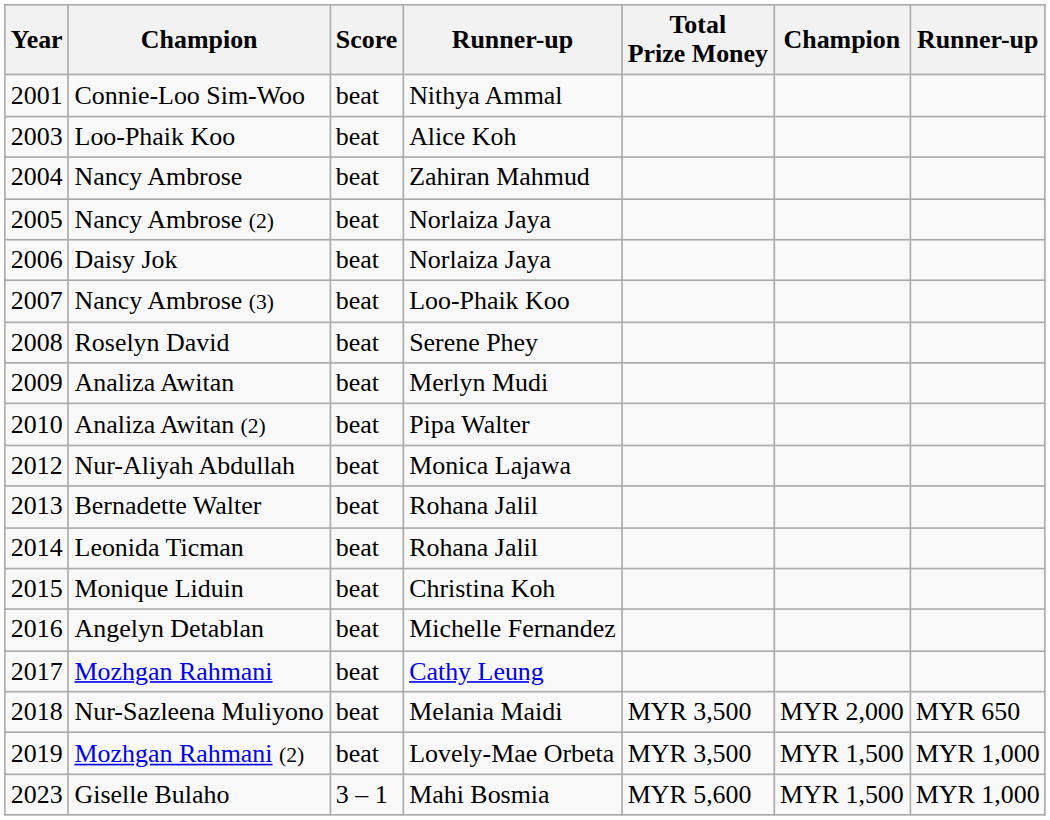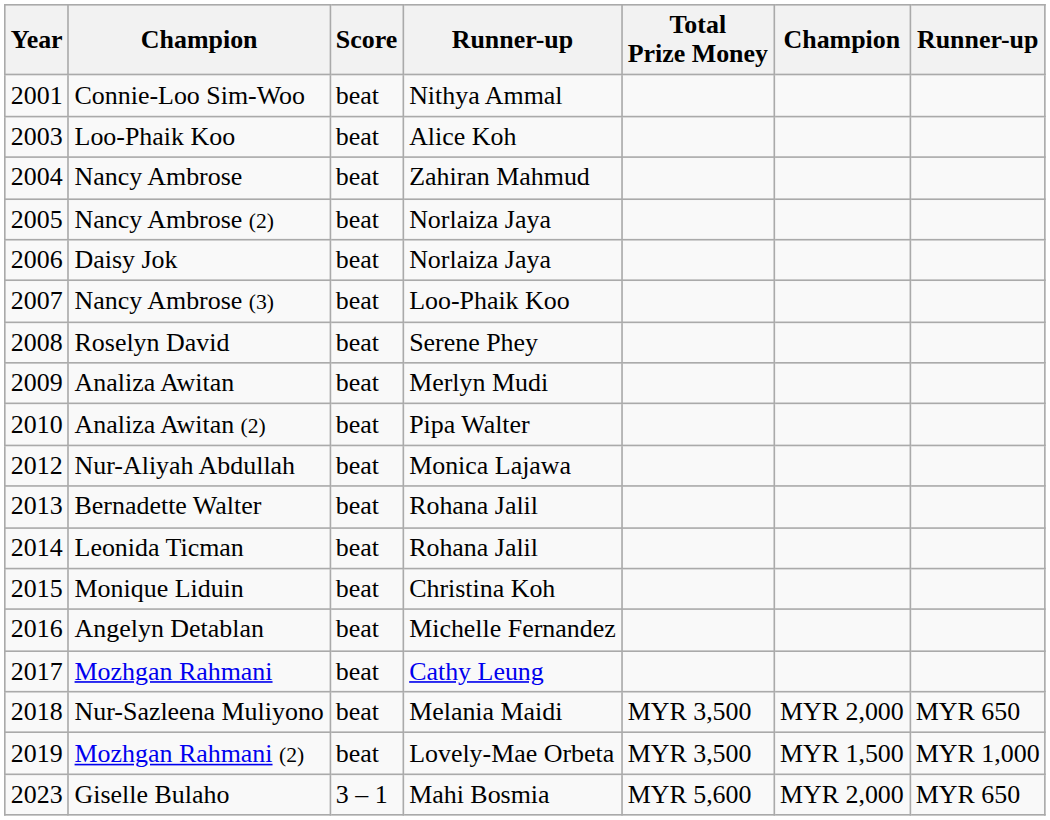(842, 794) MYR 1,500 -> (842, 794) MYR 2,000
(978, 794) MYR 1,000 -> (968, 794) MYR 650
